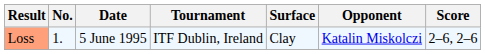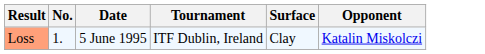- column: (453, 15)
